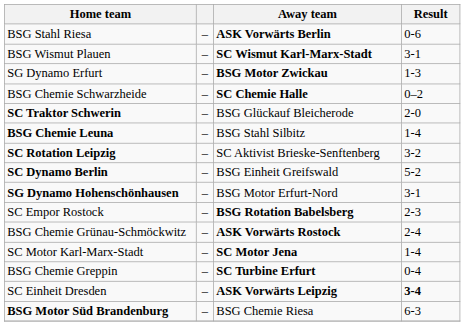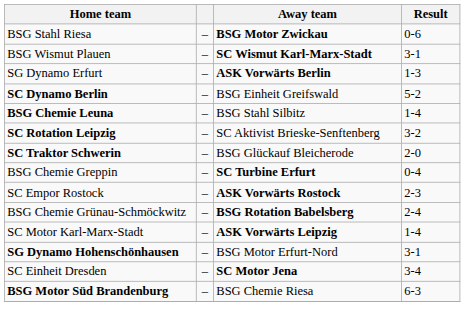(274, 34) ASK Vorwärts Berlin -> (272, 34) BSG Motor Zwickau
(272, 73) BSG Motor Zwickau -> (274, 73) ASK Vorwärts Berlin
- row: (77, 93)
rows swapped: (64, 113) <-> (58, 172)
rows swapped: (62, 271) <-> (93, 192)
(285, 212) BSG Rotation Babelsberg -> (278, 192) ASK Vorwärts Rostock
(278, 232) ASK Vorwärts Rostock -> (285, 212) BSG Rotation Babelsberg
(257, 251) SC Motor Jena -> (277, 232) ASK Vorwärts Leipzig
(277, 291) ASK Vorwärts Leipzig -> (257, 271) SC Motor Jena
(413, 291) bold -> (413, 271) normal
